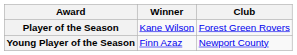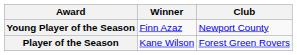rows swapped: (71, 27) <-> (71, 43)
